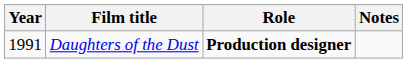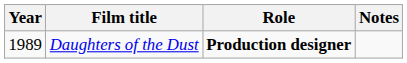(25, 44) 1991 -> (25, 44) 1989
